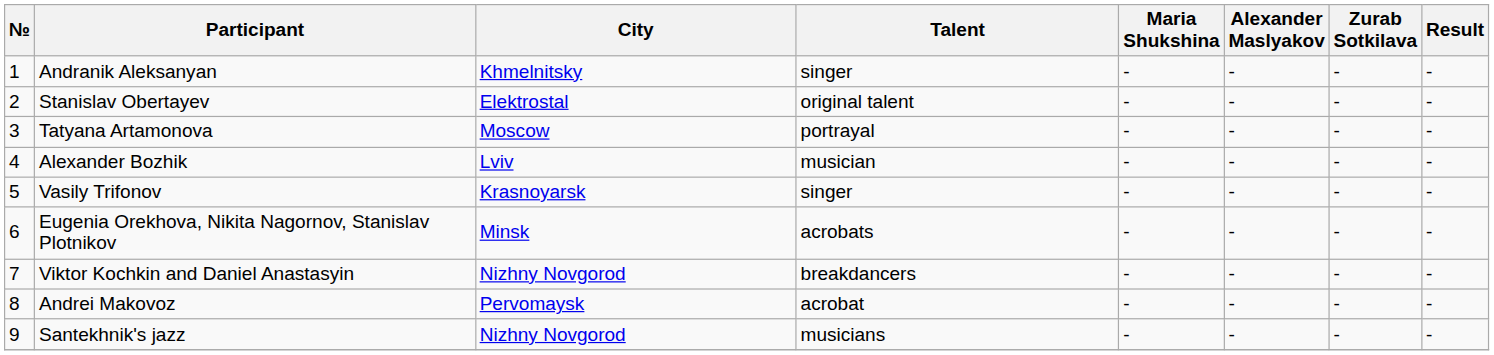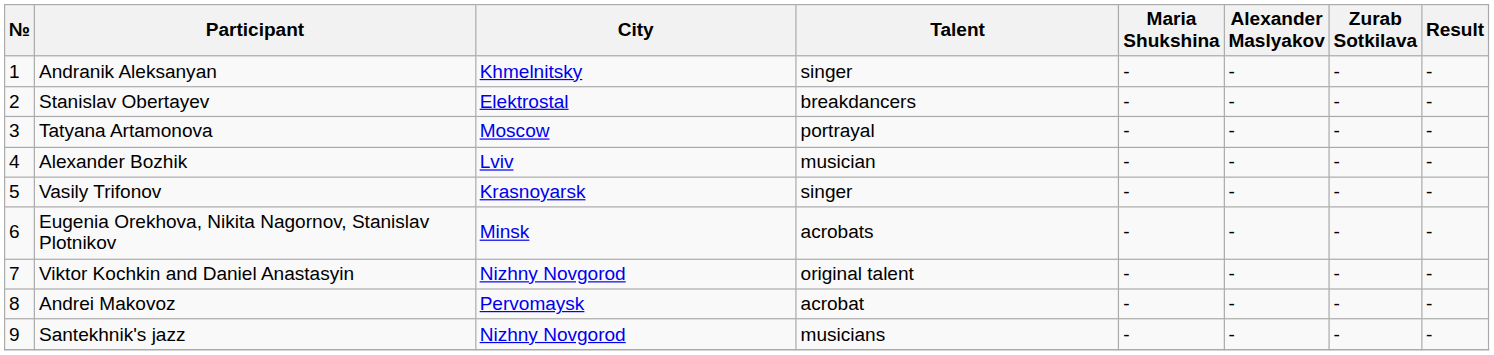(857, 101) original talent -> (858, 101) breakdancers
(858, 273) breakdancers -> (857, 273) original talent
